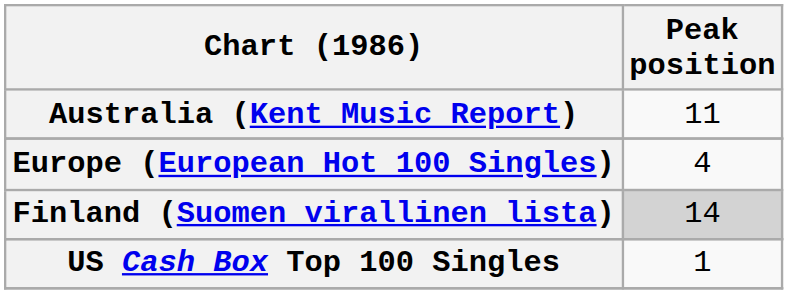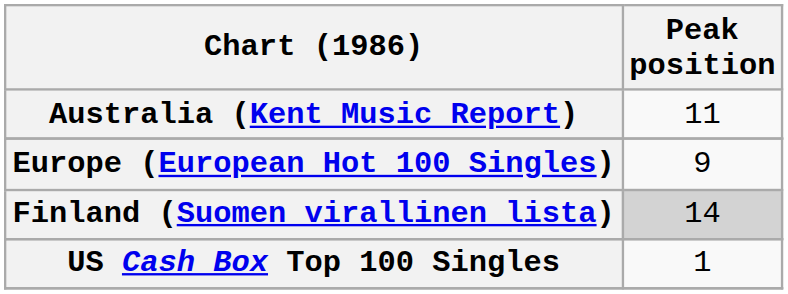(702, 164) 4 -> (702, 164) 9
